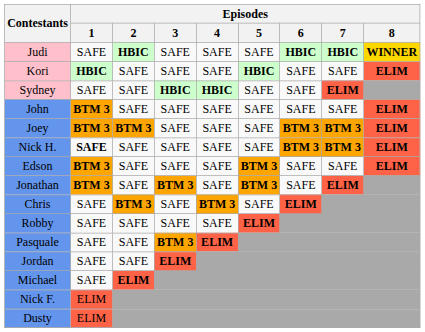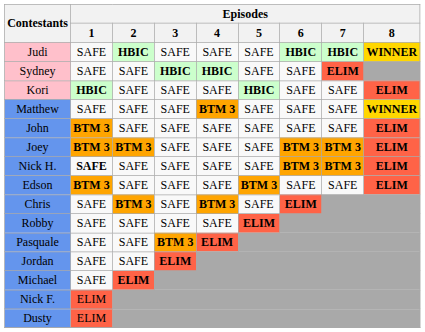rows swapped: (37, 71) <-> (37, 90)
+ row: (37, 109)
- row: (37, 185)
